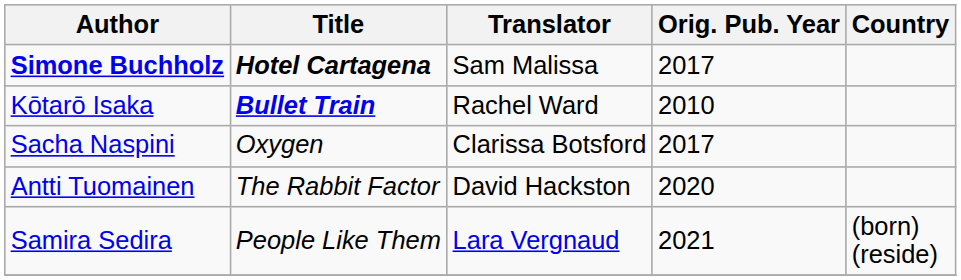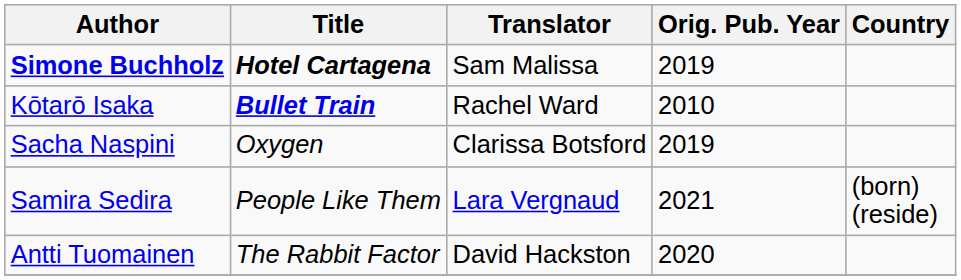(686, 65) 2017 -> (686, 65) 2019
(686, 145) 2017 -> (686, 145) 2019
rows swapped: (91, 240) <-> (103, 186)
